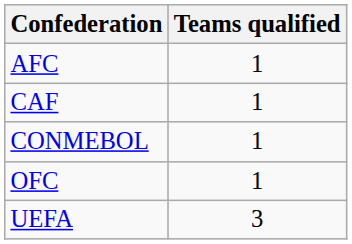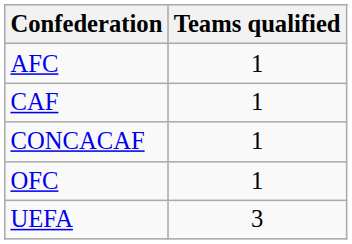+ row: (78, 141)
- row: (80, 141)
